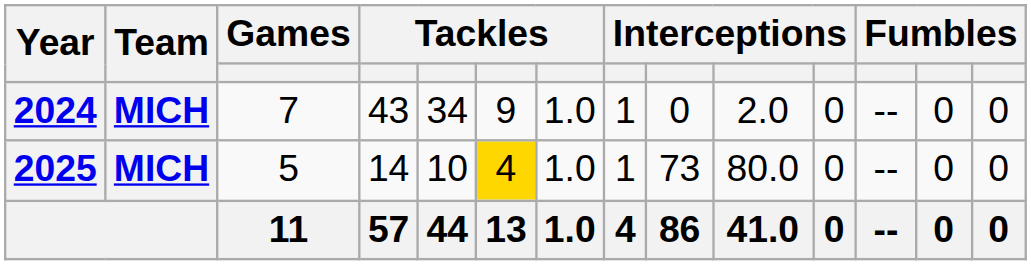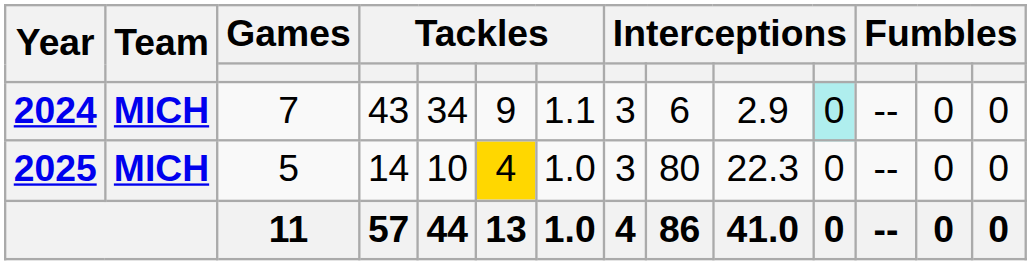(570, 110) 1.0 -> (570, 110) 1.1
(625, 110) 1 -> (625, 110) 3
(680, 110) 0 -> (680, 110) 6
(763, 110) 2.0 -> (763, 110) 2.9
(834, 110) no background -> (834, 110) paleturquoise background
(625, 169) 1 -> (625, 169) 3
(680, 169) 73 -> (680, 169) 80
(763, 169) 80.0 -> (763, 169) 22.3
